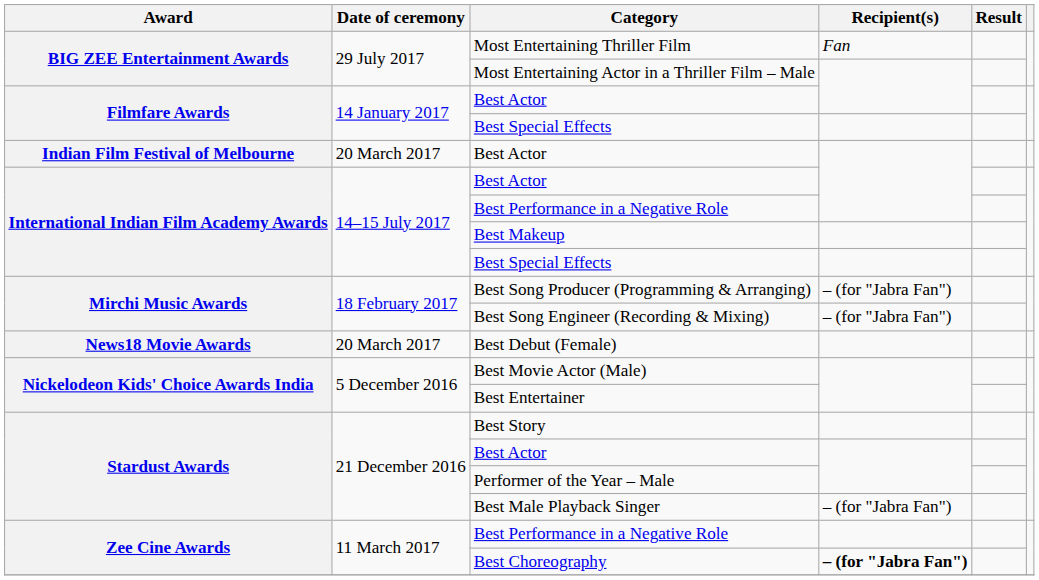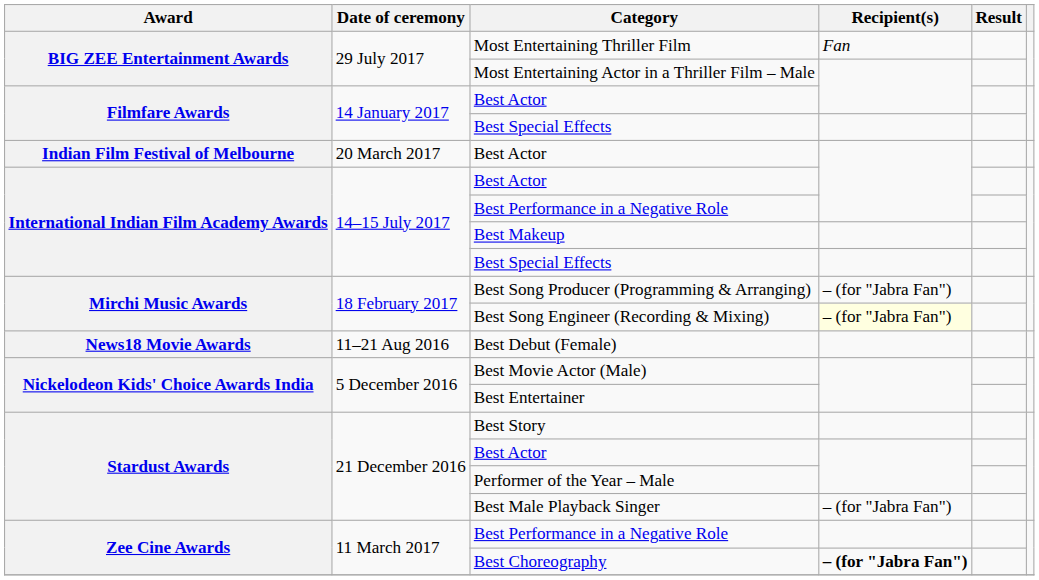(887, 316) no background -> (887, 316) lightyellow background
(388, 343) 20 March 2017 -> (392, 343) 11–21 Aug 2016
